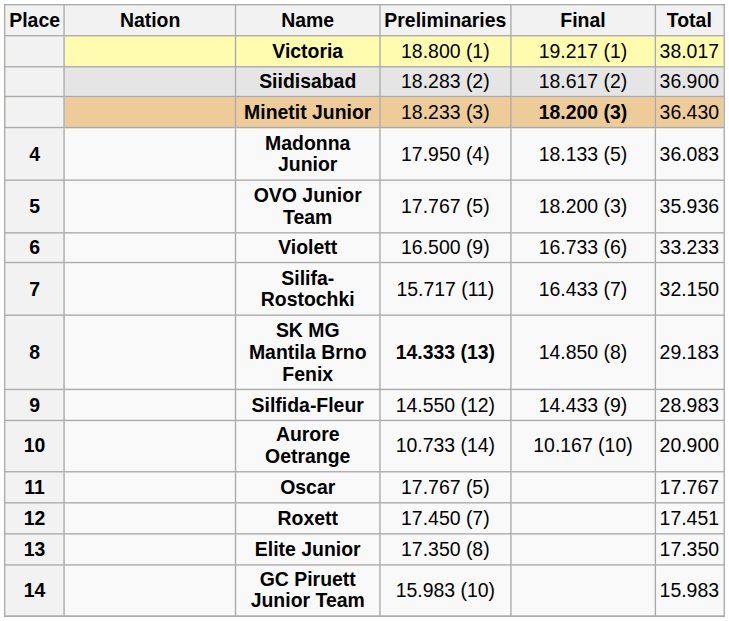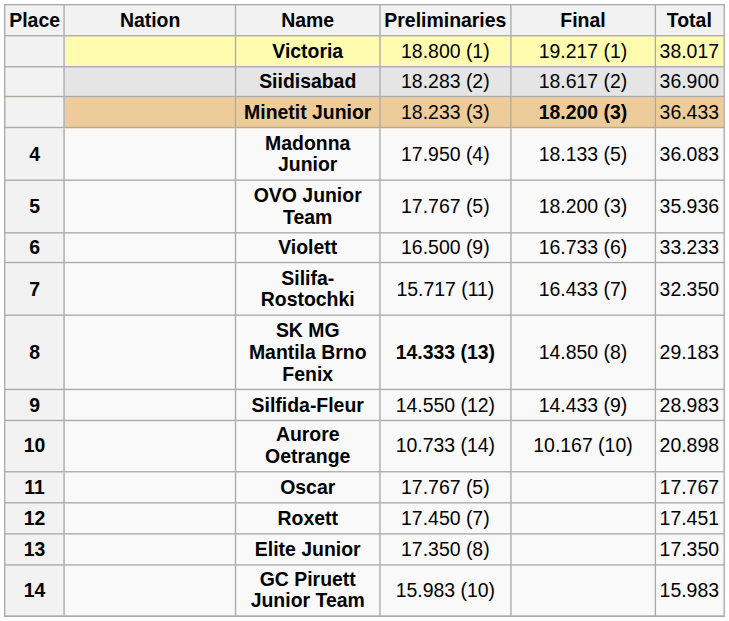(689, 113) 36.430 -> (689, 113) 36.433
(689, 289) 32.150 -> (689, 289) 32.350
(689, 446) 20.900 -> (689, 446) 20.898
